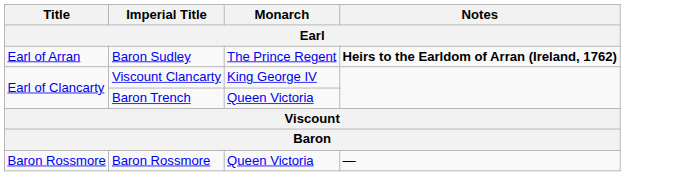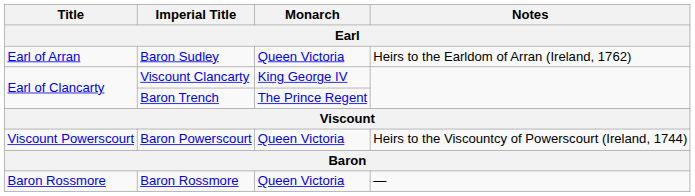(282, 56) The Prince Regent -> (301, 56) Queen Victoria
(480, 56) bold -> (502, 56) normal
(270, 98) Queen Victoria -> (312, 98) The Prince Regent
+ row: (196, 139)
